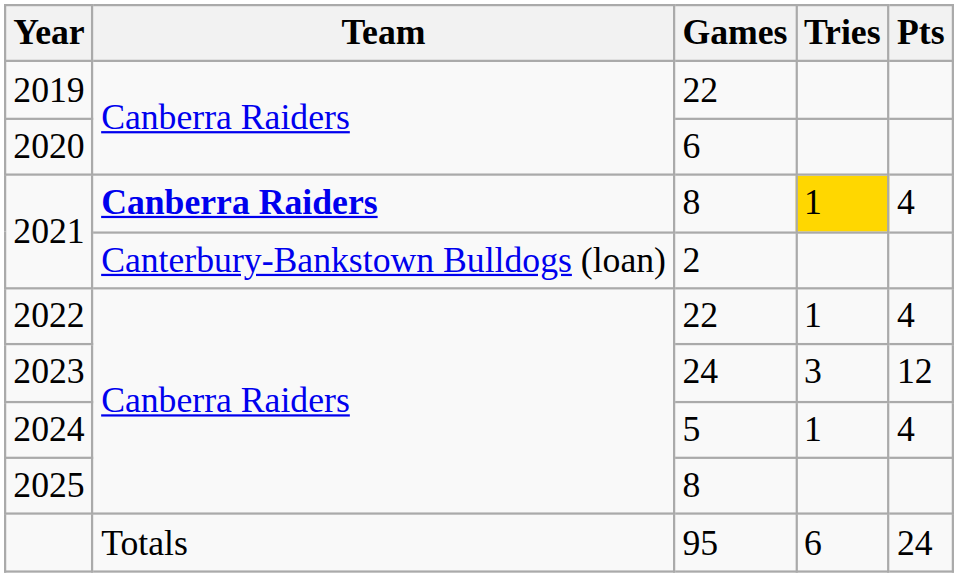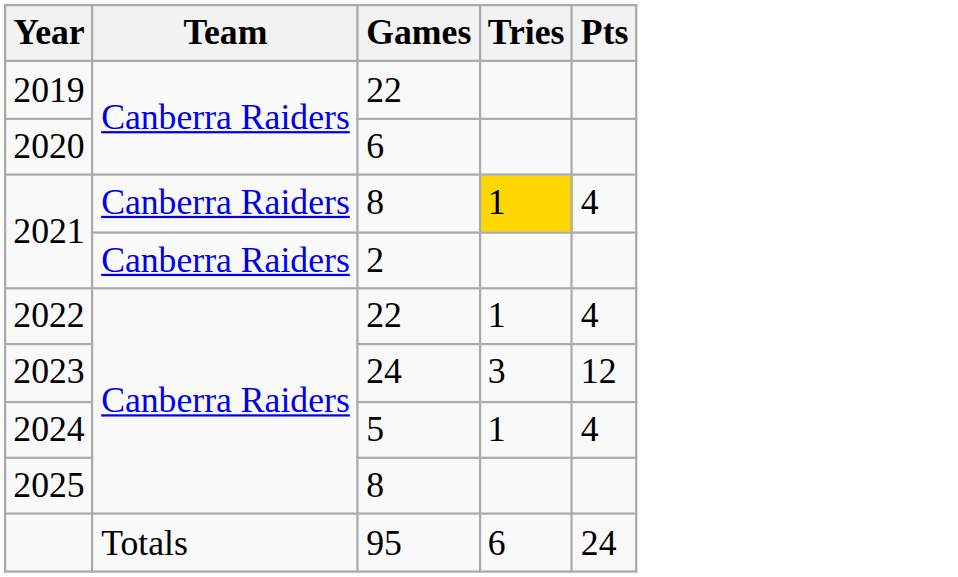(239, 202) bold -> (225, 202) normal
(384, 259) Canterbury-Bankstown Bulldogs (loan) -> (225, 259) Canberra Raiders
